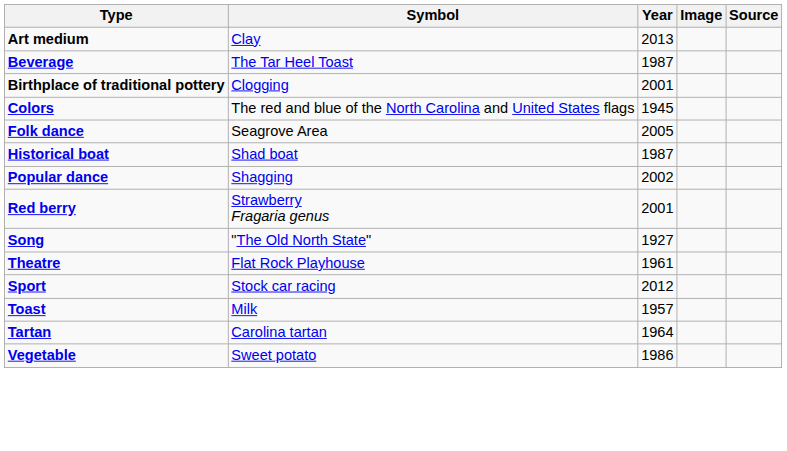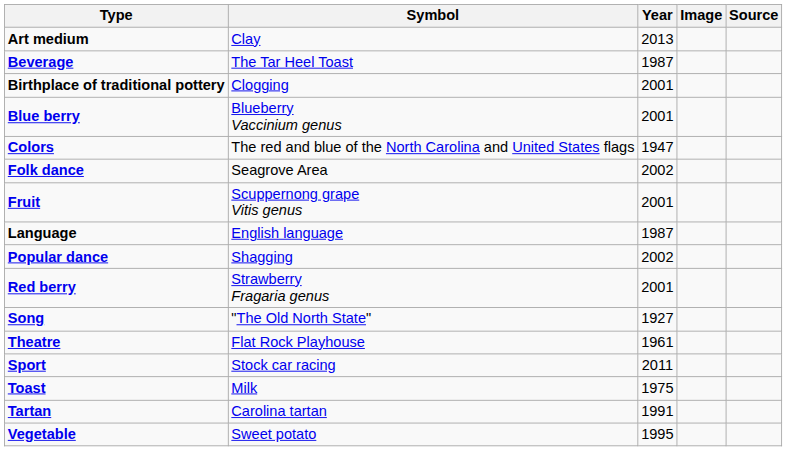+ row: (44, 116)
(657, 108) 1945 -> (657, 147) 1947
(657, 131) 2005 -> (657, 170) 2002
+ row: (24, 202)
- row: (58, 154)
+ row: (42, 233)
(657, 286) 2012 -> (657, 365) 2011
(657, 309) 1957 -> (657, 388) 1975
(657, 332) 1964 -> (657, 411) 1991
(657, 355) 1986 -> (657, 434) 1995
